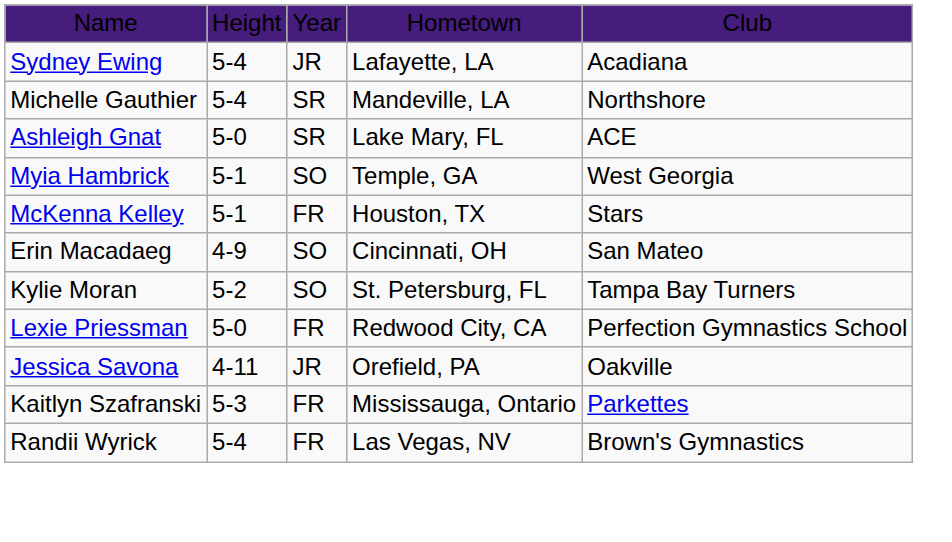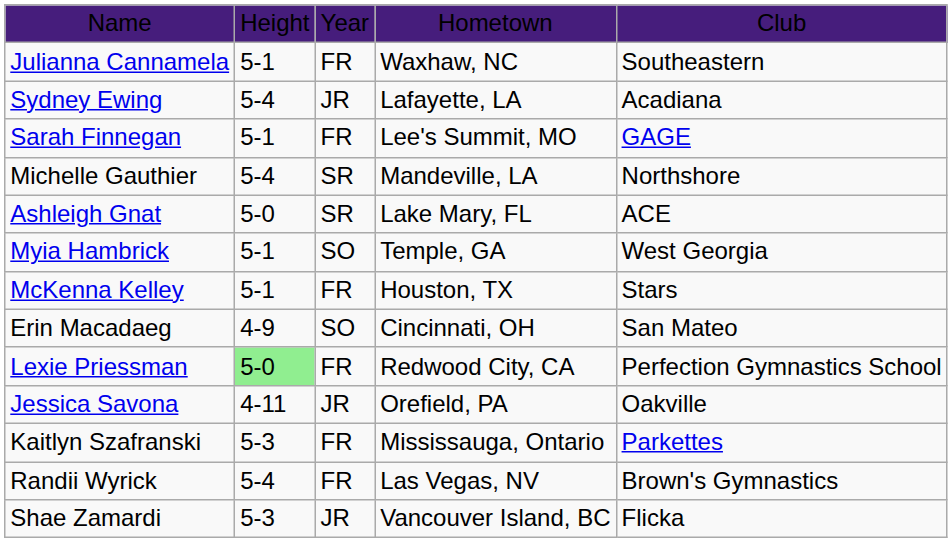+ row: (120, 61)
+ row: (96, 137)
- row: (74, 289)
(229, 328) no background -> (258, 366) lightgreen background
+ row: (86, 518)
